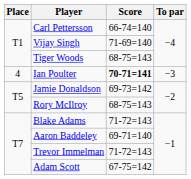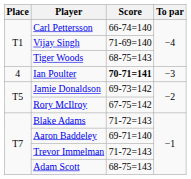(130, 105) 68-75=143 -> (130, 105) 67-75=142
(130, 167) 67-75=142 -> (130, 167) 68-75=143
